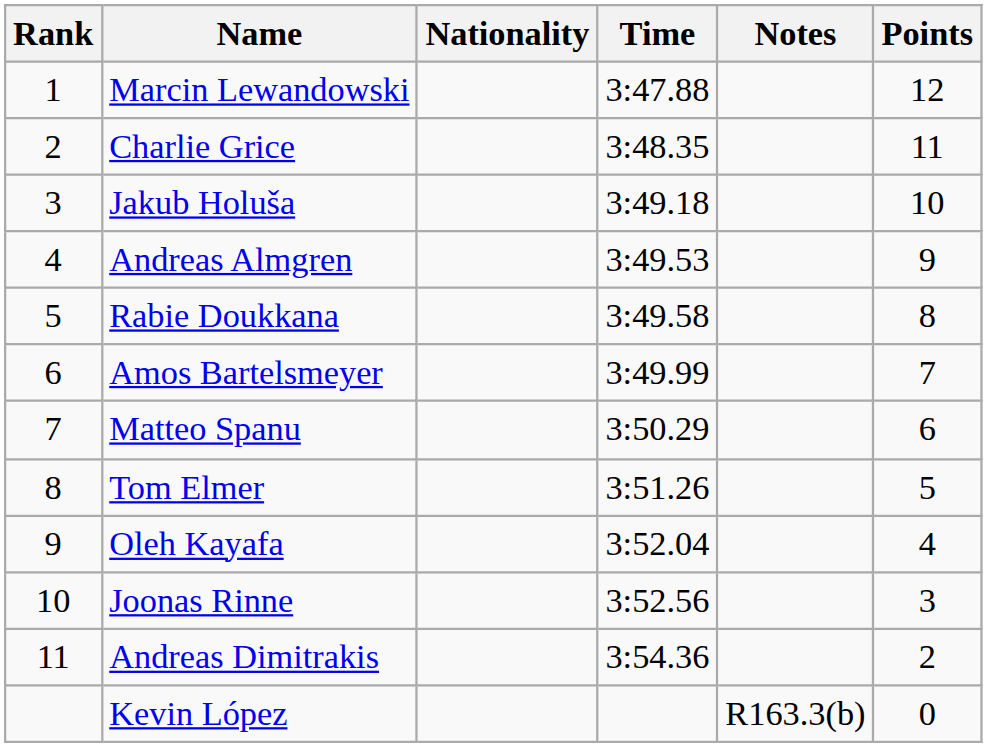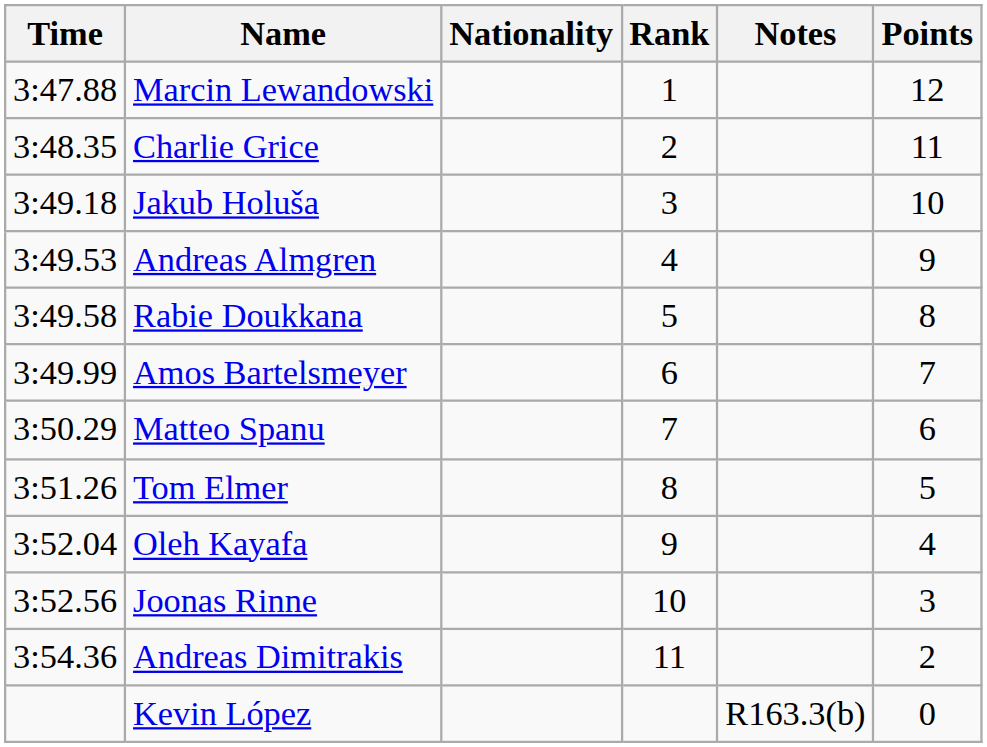columns swapped: (53, 33) <-> (657, 33)
